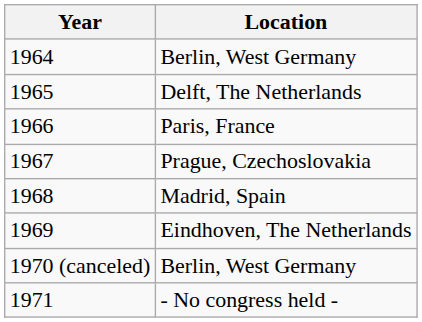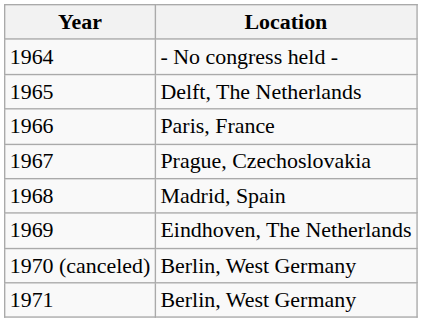(258, 56) Berlin, West Germany -> (249, 56) - No congress held -
(249, 299) - No congress held - -> (258, 299) Berlin, West Germany
